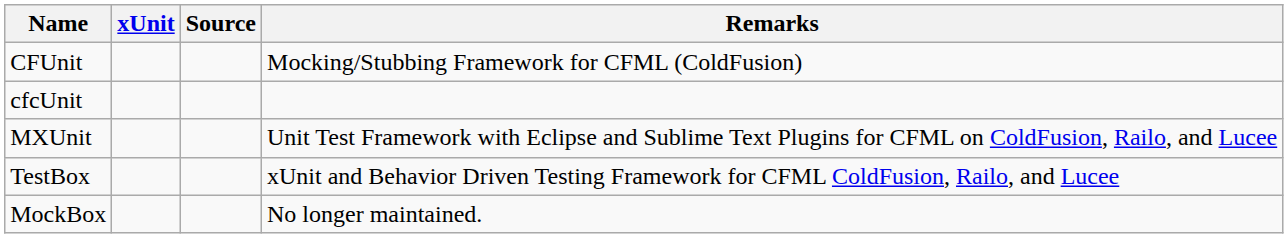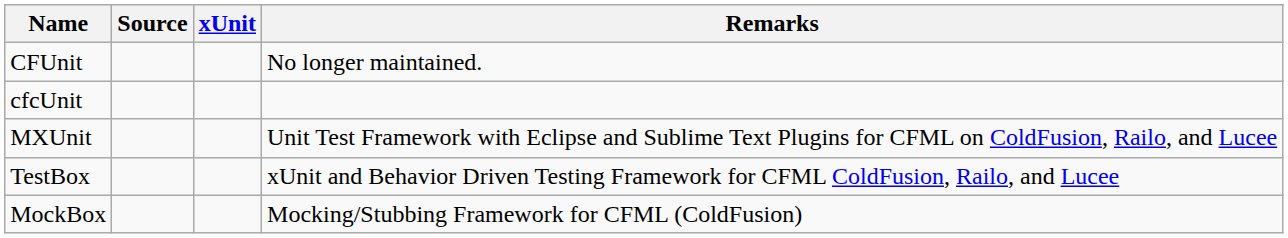columns swapped: (146, 23) <-> (221, 23)
(535, 61) Mocking/Stubbing Framework for CFML (ColdFusion) -> (375, 61) No longer maintained.
(375, 213) No longer maintained. -> (535, 213) Mocking/Stubbing Framework for CFML (ColdFusion)
